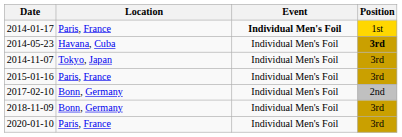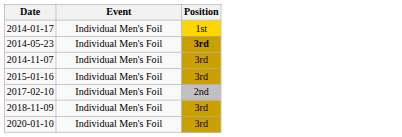- column: (144, 12)
(295, 28) bold -> (119, 28) normal
